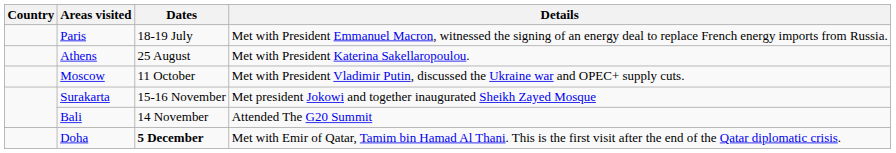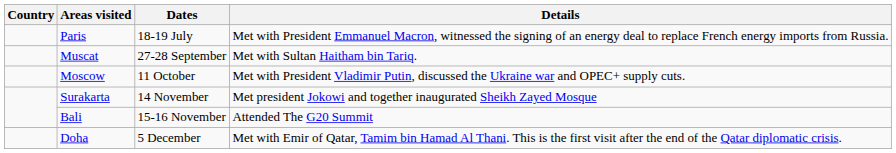- row: (79, 55)
+ row: (79, 55)
(182, 96) 15-16 November -> (173, 96) 14 November
(173, 117) 14 November -> (182, 117) 15-16 November
(170, 138) bold -> (169, 138) normal
